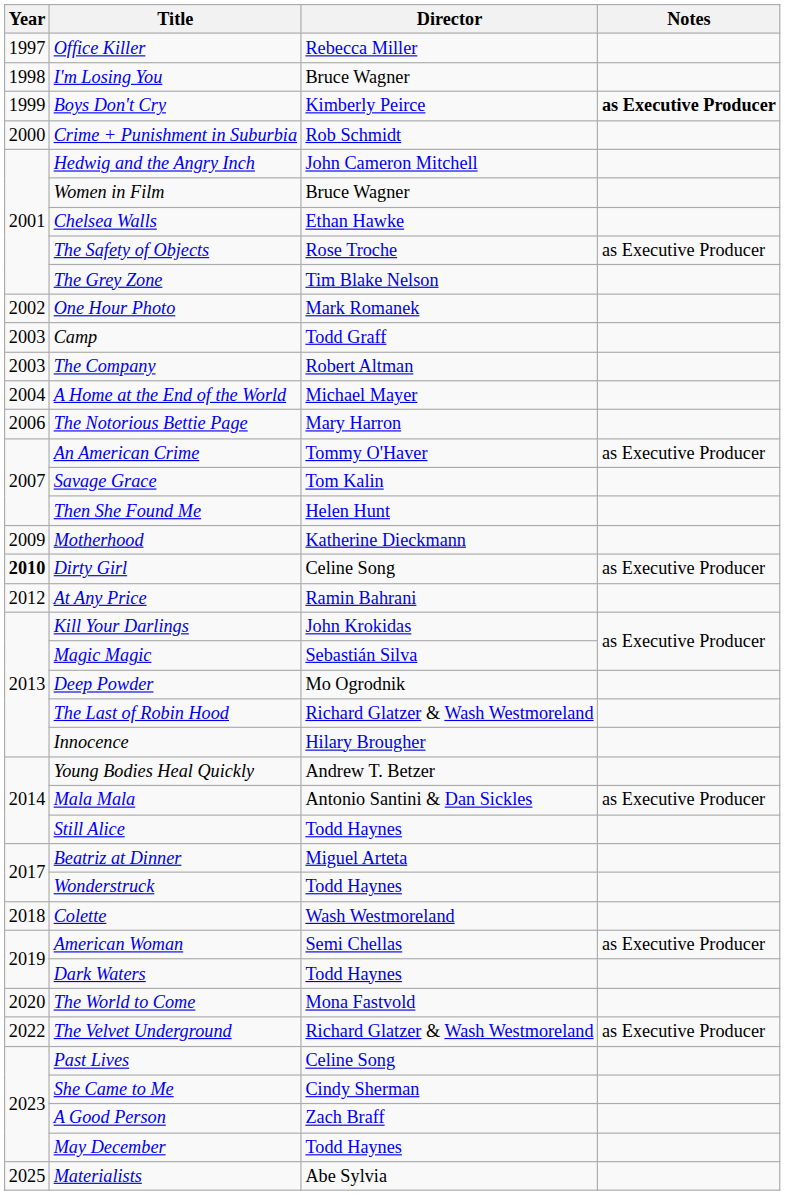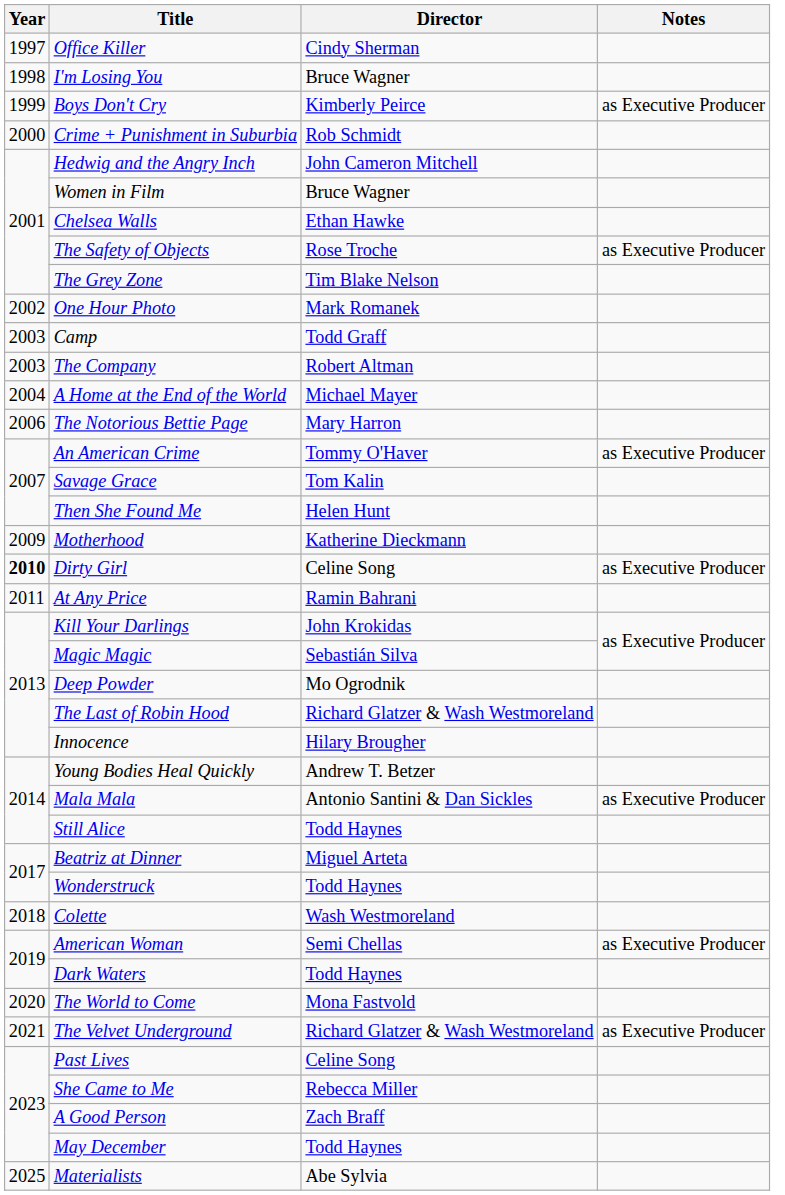(361, 47) Rebecca Miller -> (362, 47) Cindy Sherman
(689, 105) bold -> (684, 105) normal
(27, 597) 2012 -> (27, 597) 2011
(27, 1031) 2022 -> (27, 1031) 2021
(362, 1089) Cindy Sherman -> (361, 1089) Rebecca Miller
